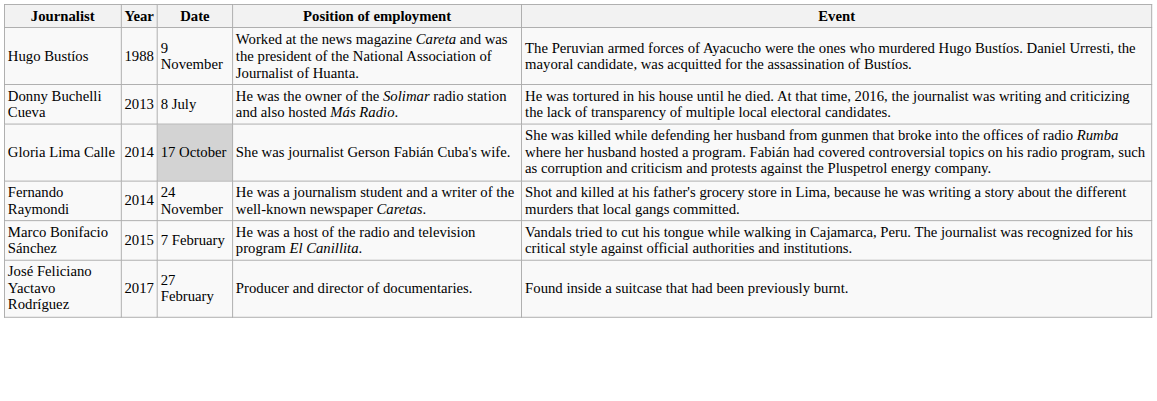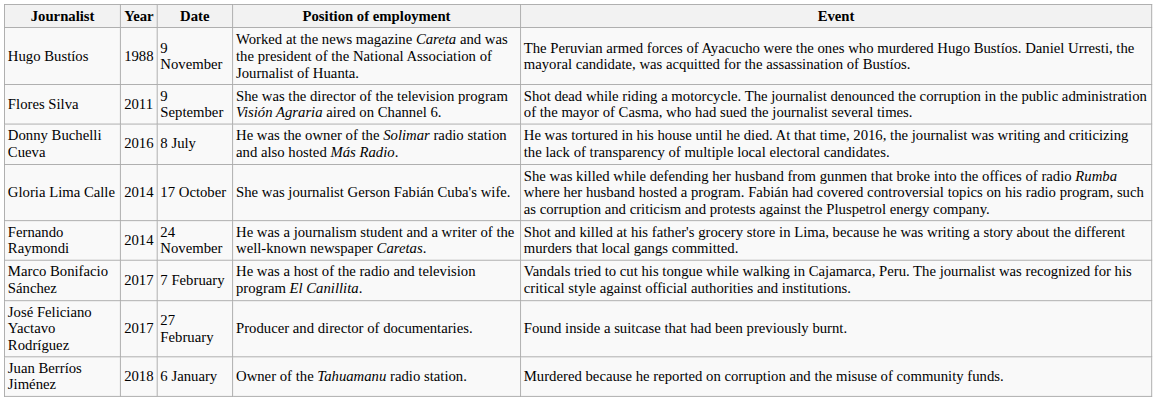+ row: (43, 104)
(139, 104) 2013 -> (139, 144) 2016
(194, 152) lightgrey background -> (193, 192) no background
(139, 240) 2015 -> (139, 280) 2017
+ row: (45, 376)
